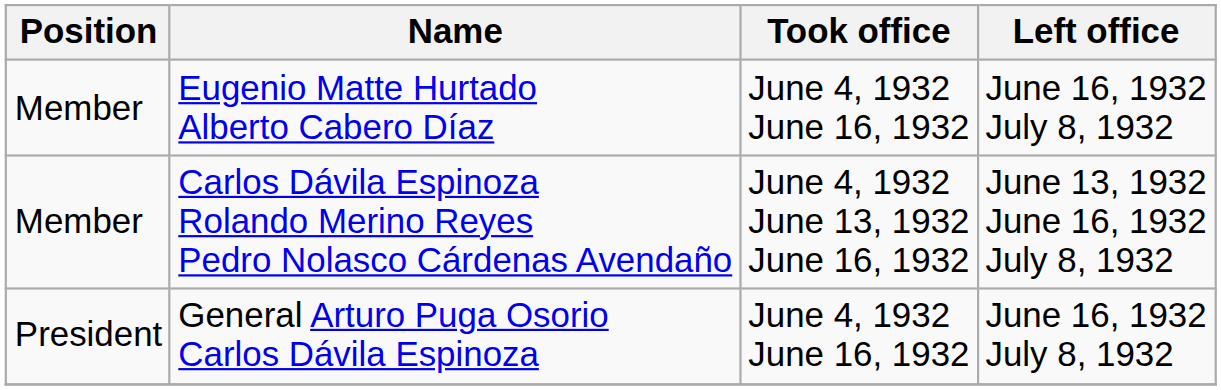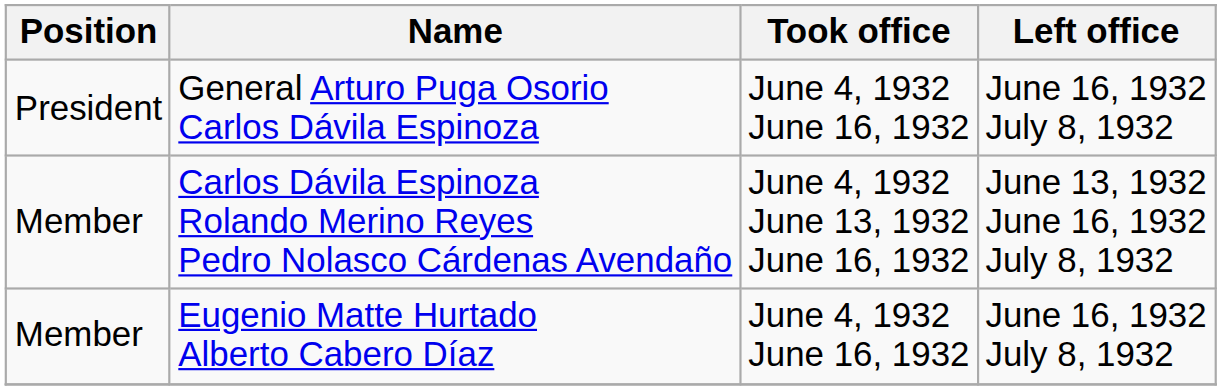rows swapped: (394, 335) <-> (358, 107)
